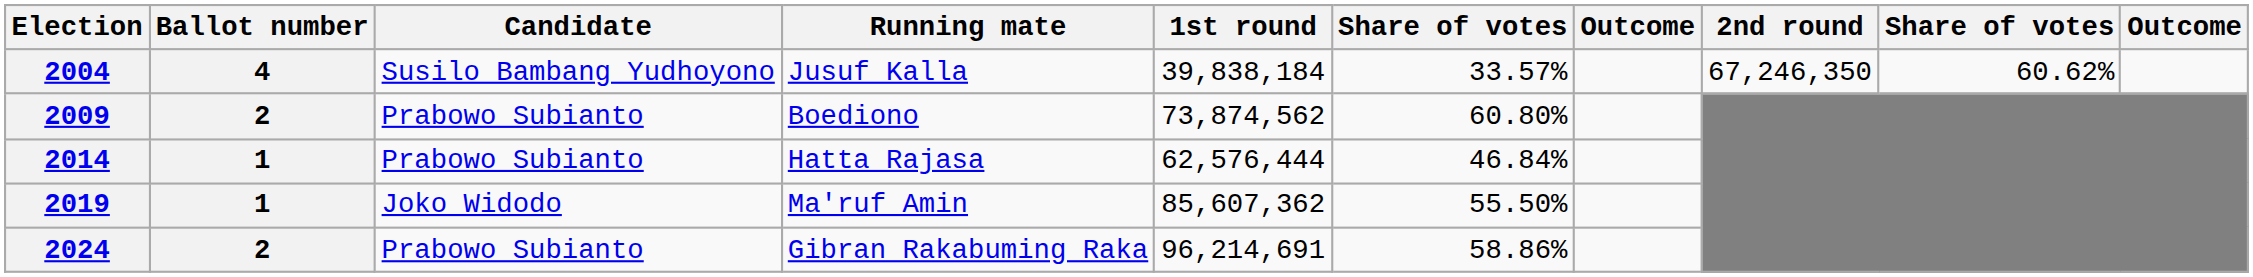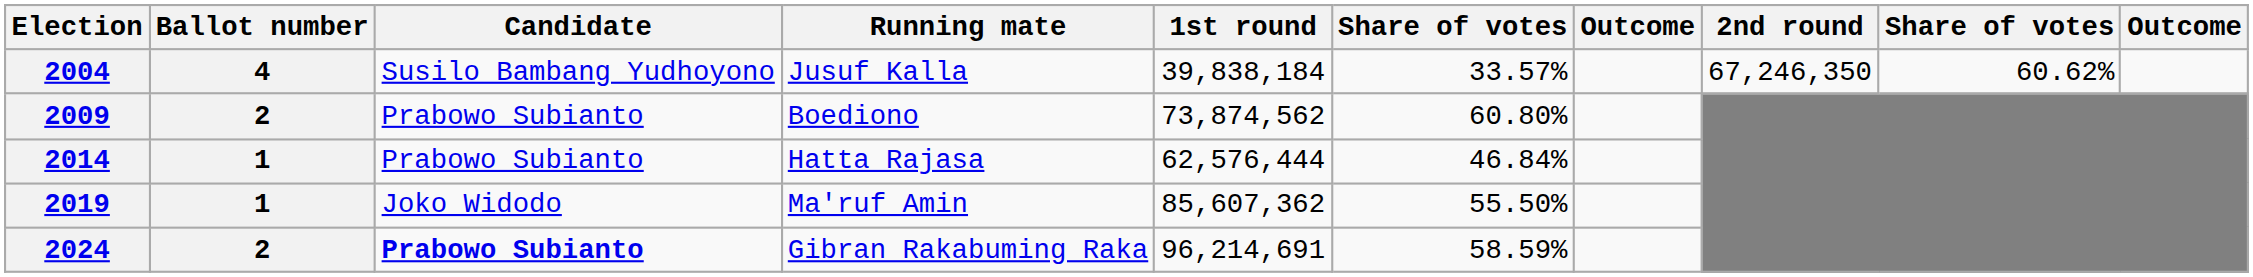(513, 250) normal -> (513, 250) bold
(1518, 250) 58.86% -> (1518, 250) 58.59%
